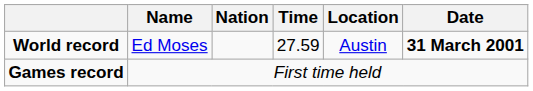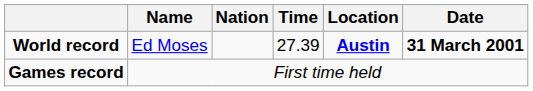(298, 45) 27.59 -> (298, 45) 27.39
(363, 45) normal -> (363, 45) bold
